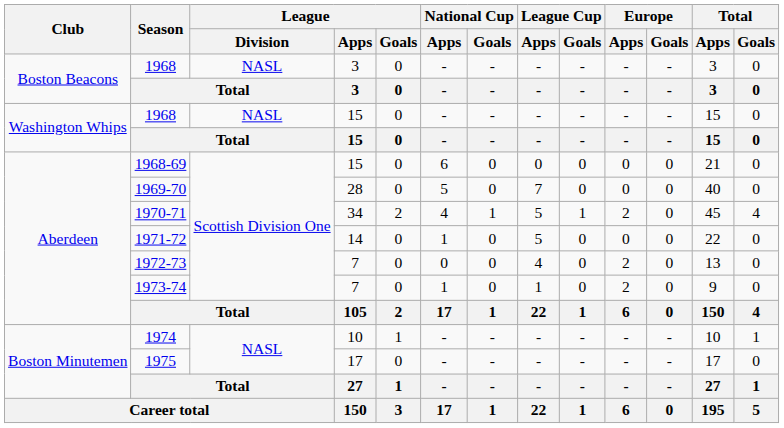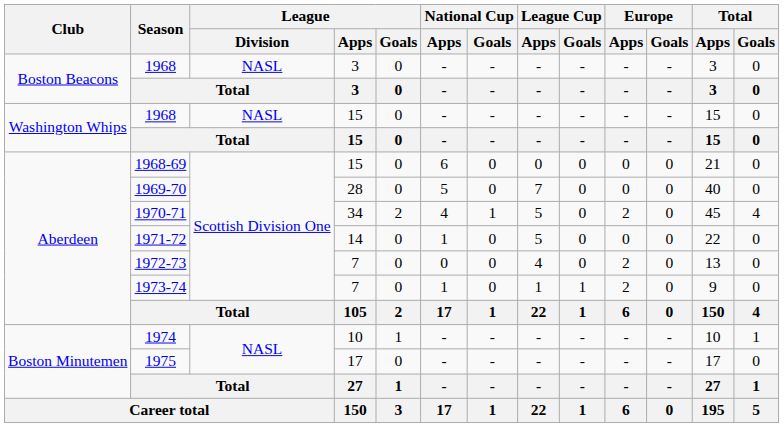(582, 213) 1 -> (582, 213) 0
(582, 287) 0 -> (582, 287) 1
